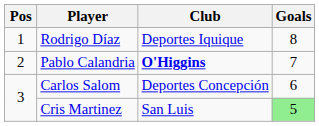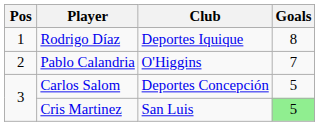(174, 62) bold -> (172, 62) normal
(294, 86) 6 -> (294, 86) 5
